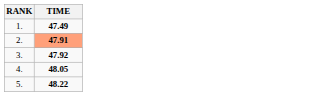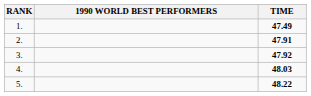+ column: (146, 12)
(58, 41) lightsalmon background -> (282, 41) no background
(58, 70) 48.05 -> (282, 70) 48.03
